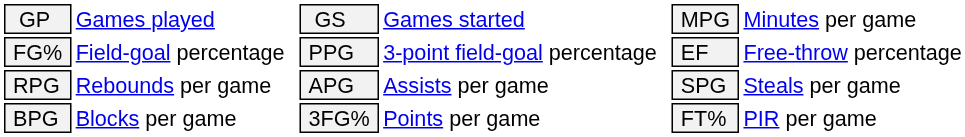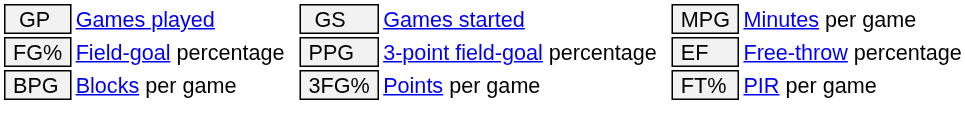- row: (36, 85)
